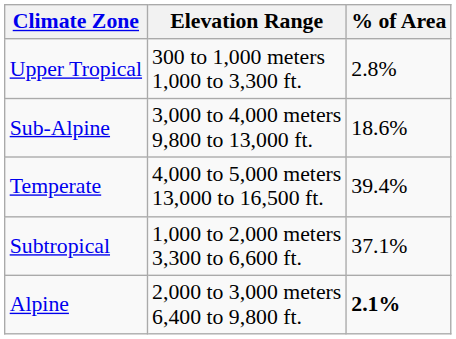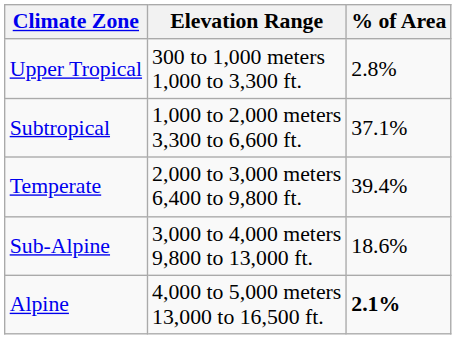rows swapped: (60, 245) <-> (60, 127)
(247, 186) 4,000 to 5,000 meters 13,000 to 16,500 ft. -> (247, 186) 2,000 to 3,000 meters 6,400 to 9,800 ft.
(247, 304) 2,000 to 3,000 meters 6,400 to 9,800 ft. -> (247, 304) 4,000 to 5,000 meters 13,000 to 16,500 ft.
